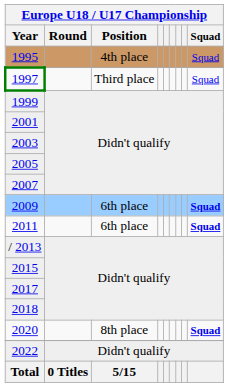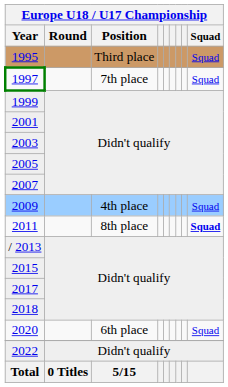(124, 56) 4th place -> (124, 56) Third place
(124, 78) Third place -> (124, 78) 7th place
(124, 205) 6th place -> (124, 205) 4th place
(206, 205) bold -> (206, 206) normal
(124, 226) 6th place -> (124, 226) 8th place
(124, 330) 8th place -> (124, 330) 6th place
(206, 330) bold -> (206, 331) normal
